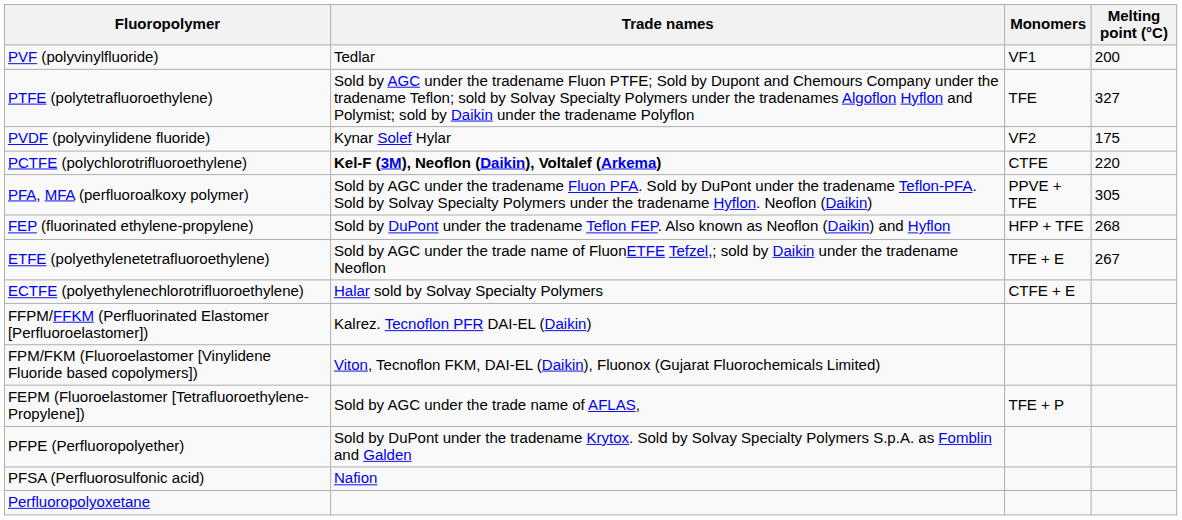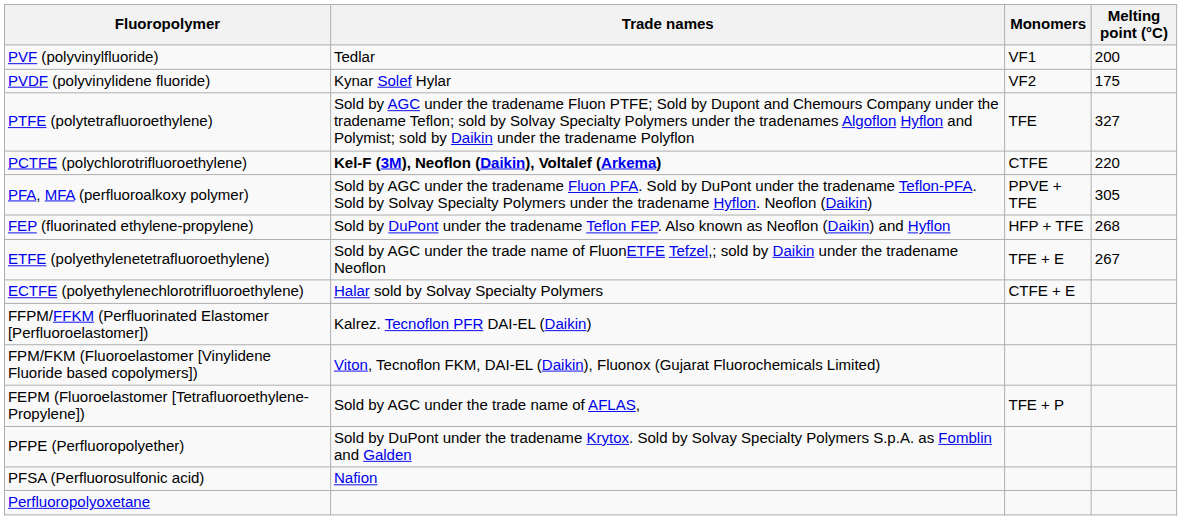rows swapped: (109, 138) <-> (110, 97)
